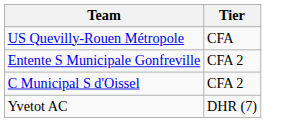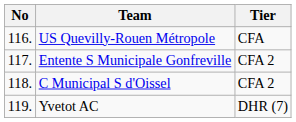+ column: (20, 15)
